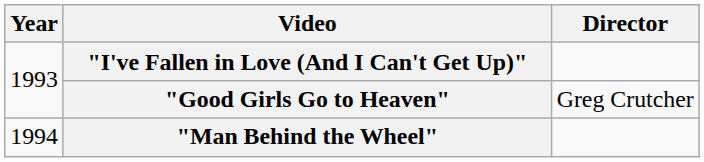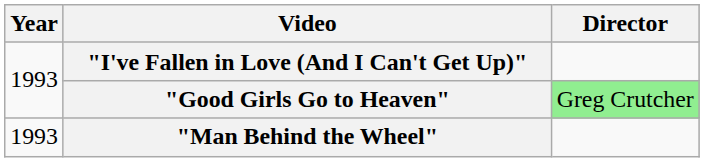(625, 99) no background -> (625, 99) lightgreen background
(34, 136) 1994 -> (34, 136) 1993
